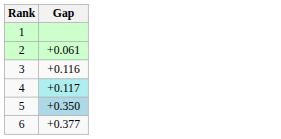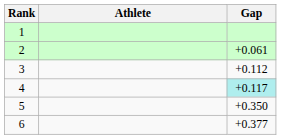+ column: (133, 13)
(64, 69) +0.116 -> (251, 69) +0.112
(64, 106) lightblue background -> (251, 106) no background
